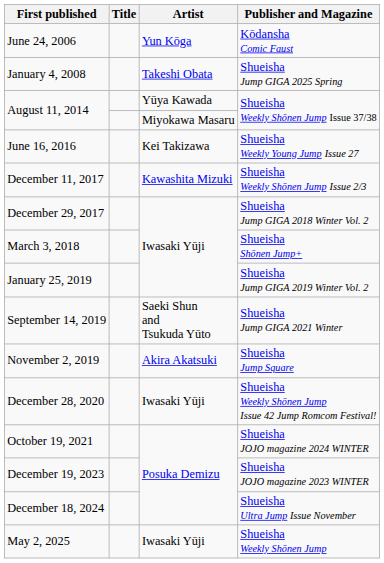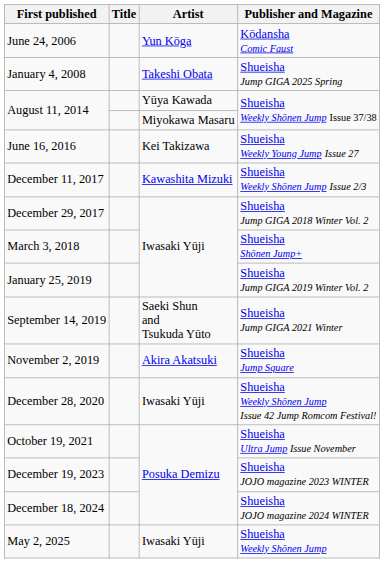(305, 441) Shueisha JOJO magazine 2024 WINTER -> (298, 441) Shueisha Ultra Jump Issue November
(298, 508) Shueisha Ultra Jump Issue November -> (305, 508) Shueisha JOJO magazine 2024 WINTER
